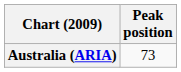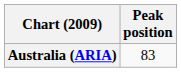(148, 55) 73 -> (148, 55) 83
